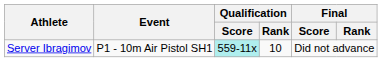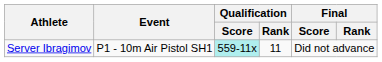(276, 49) 10 -> (276, 49) 11
